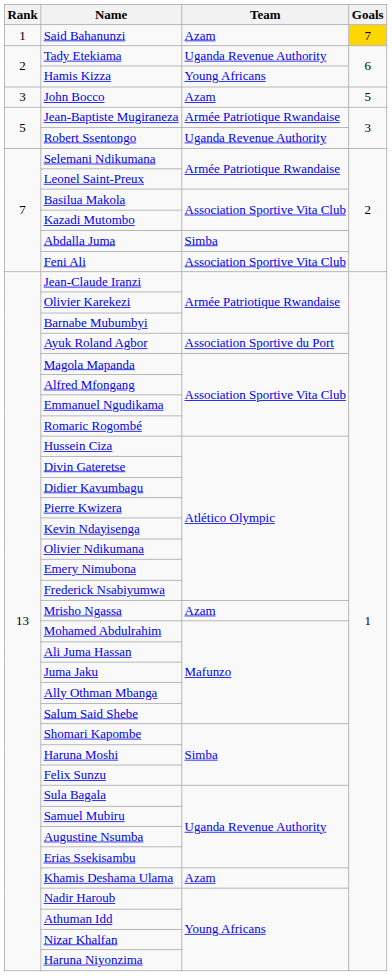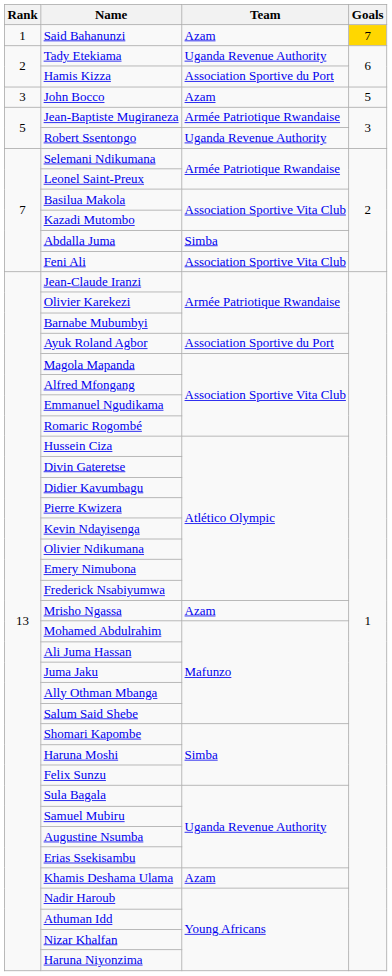(225, 76) Young Africans -> (259, 76) Association Sportive du Port
